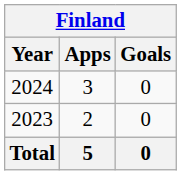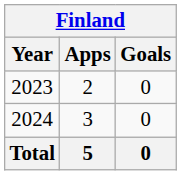rows swapped: (32, 119) <-> (32, 86)
